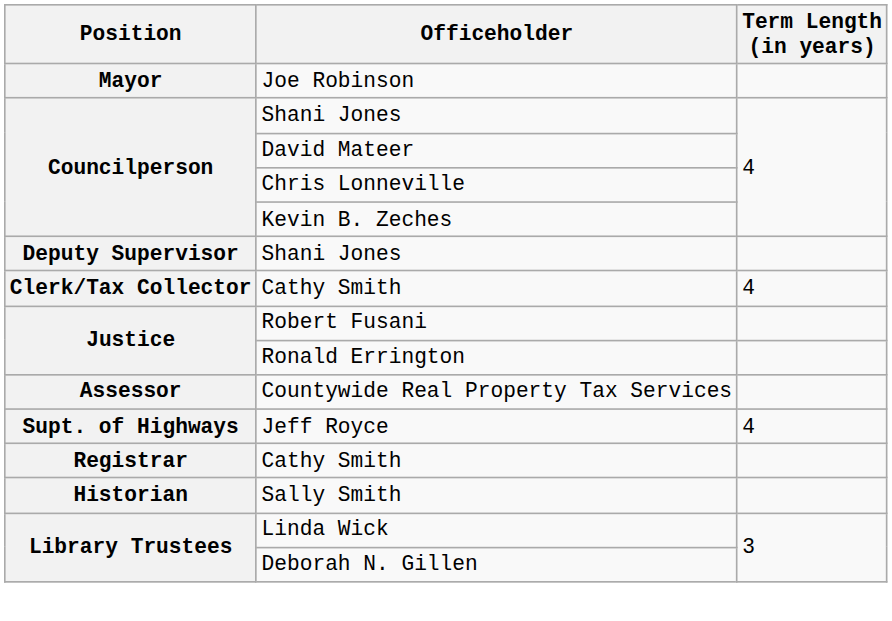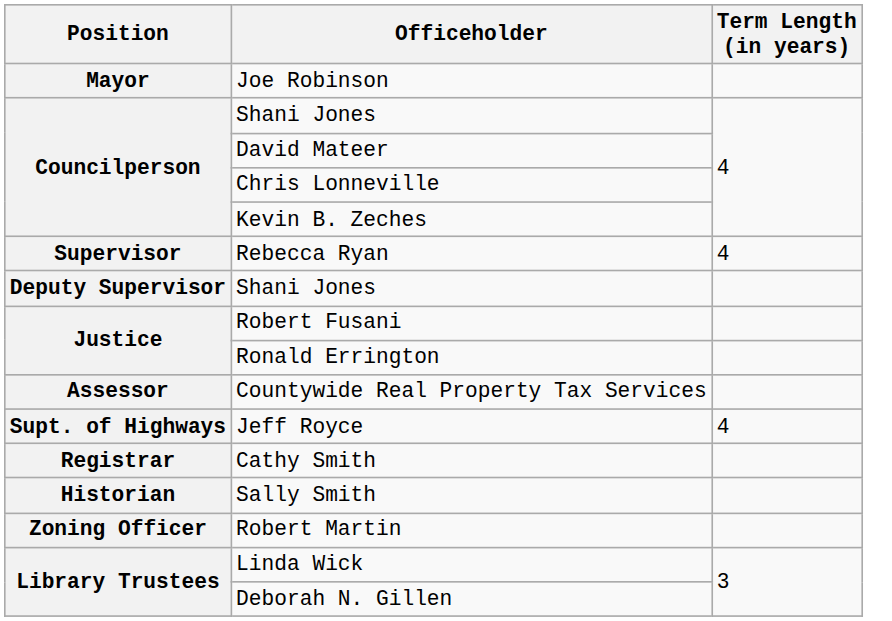+ row: (118, 254)
- row: (131, 288)
+ row: (118, 530)
